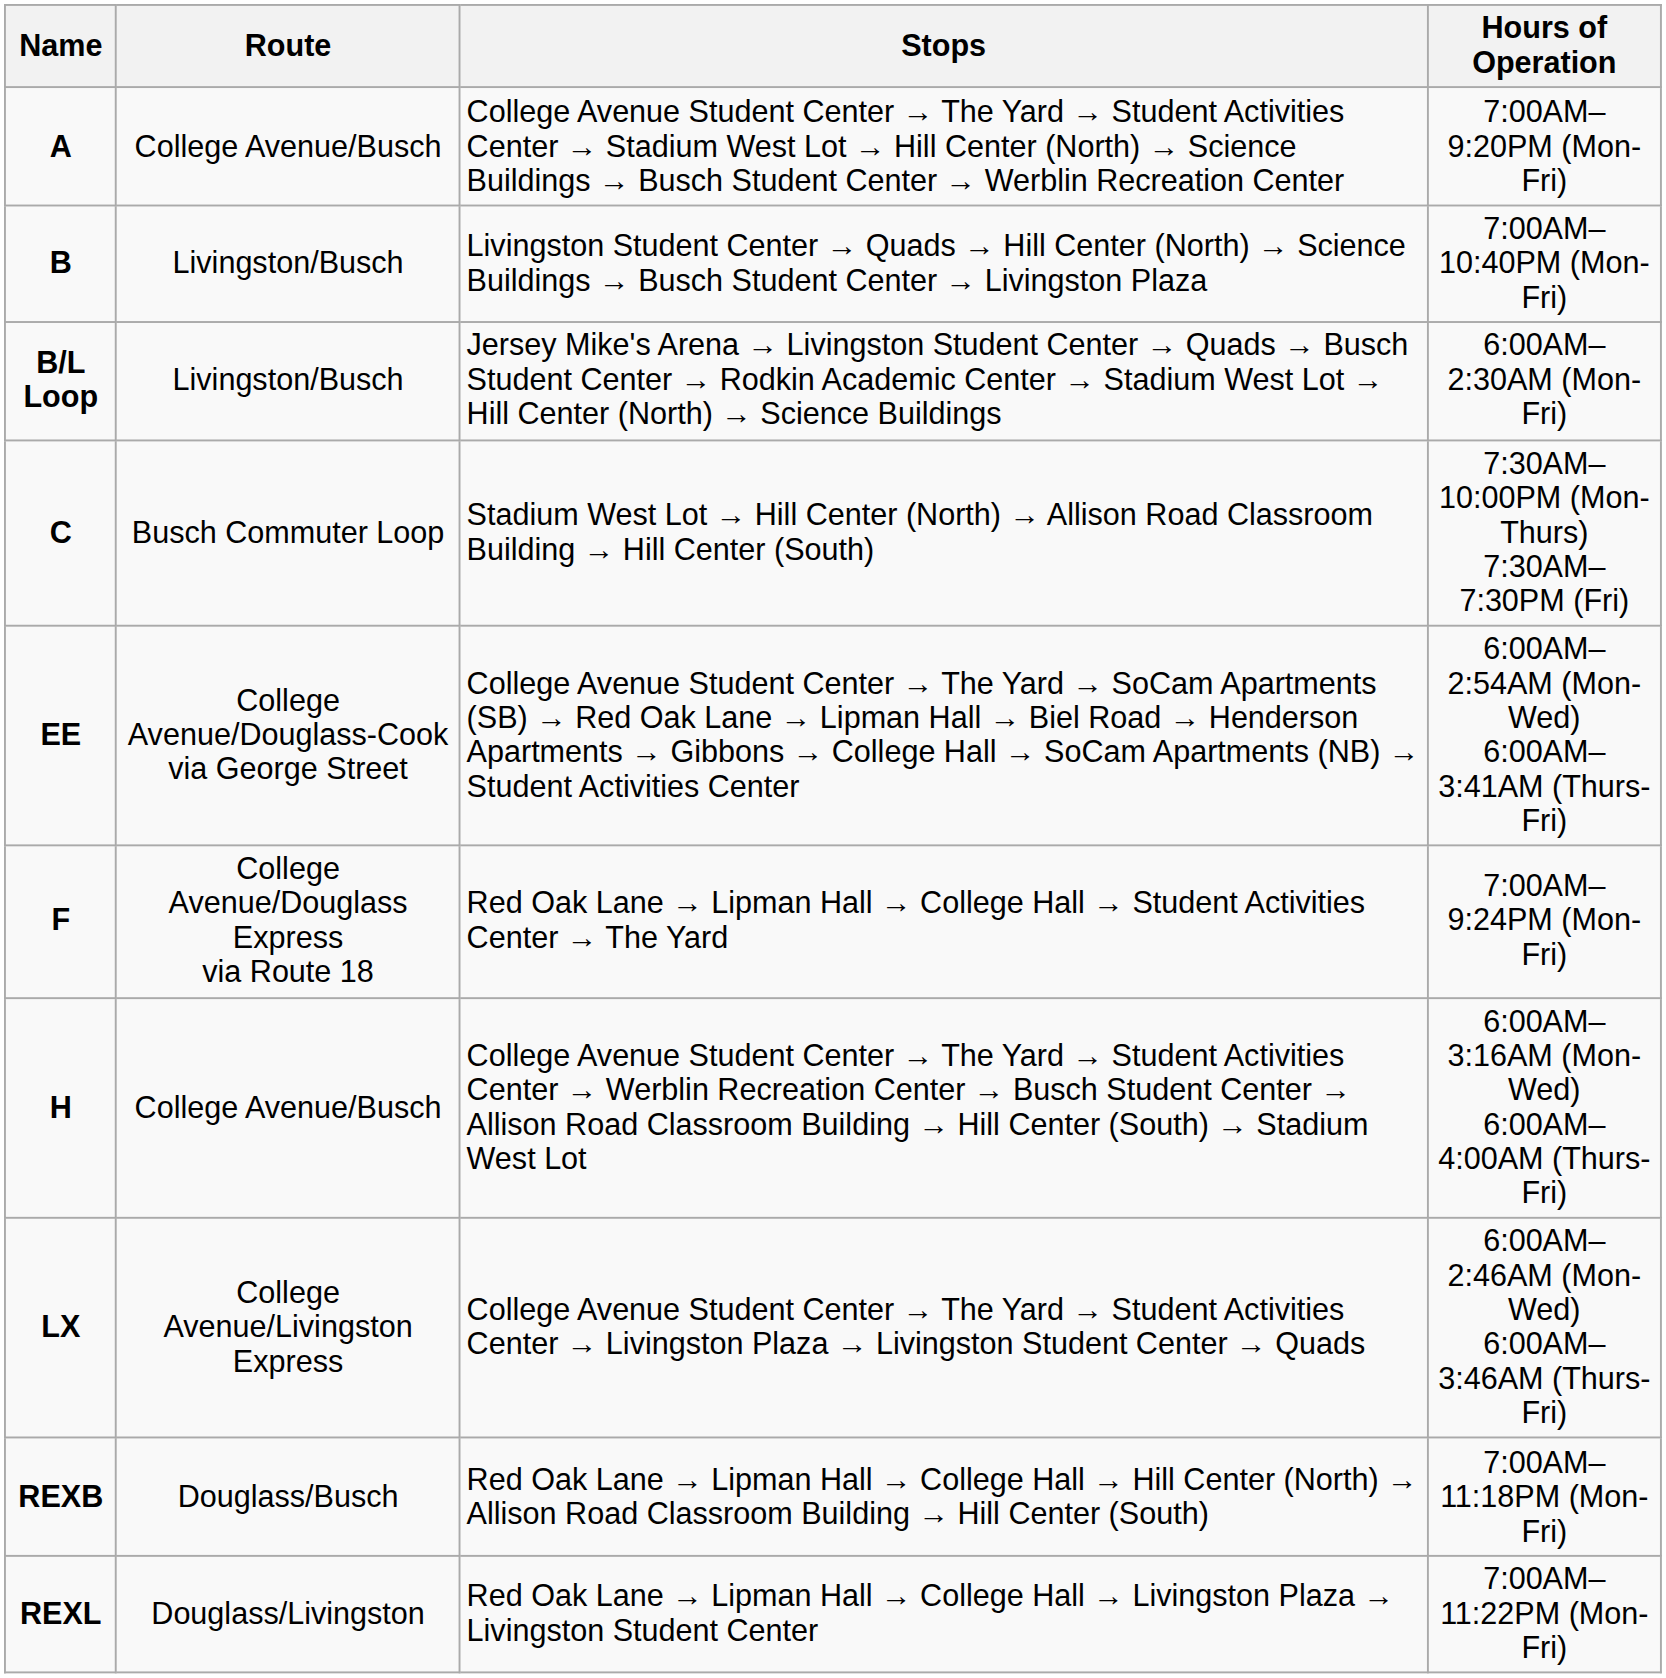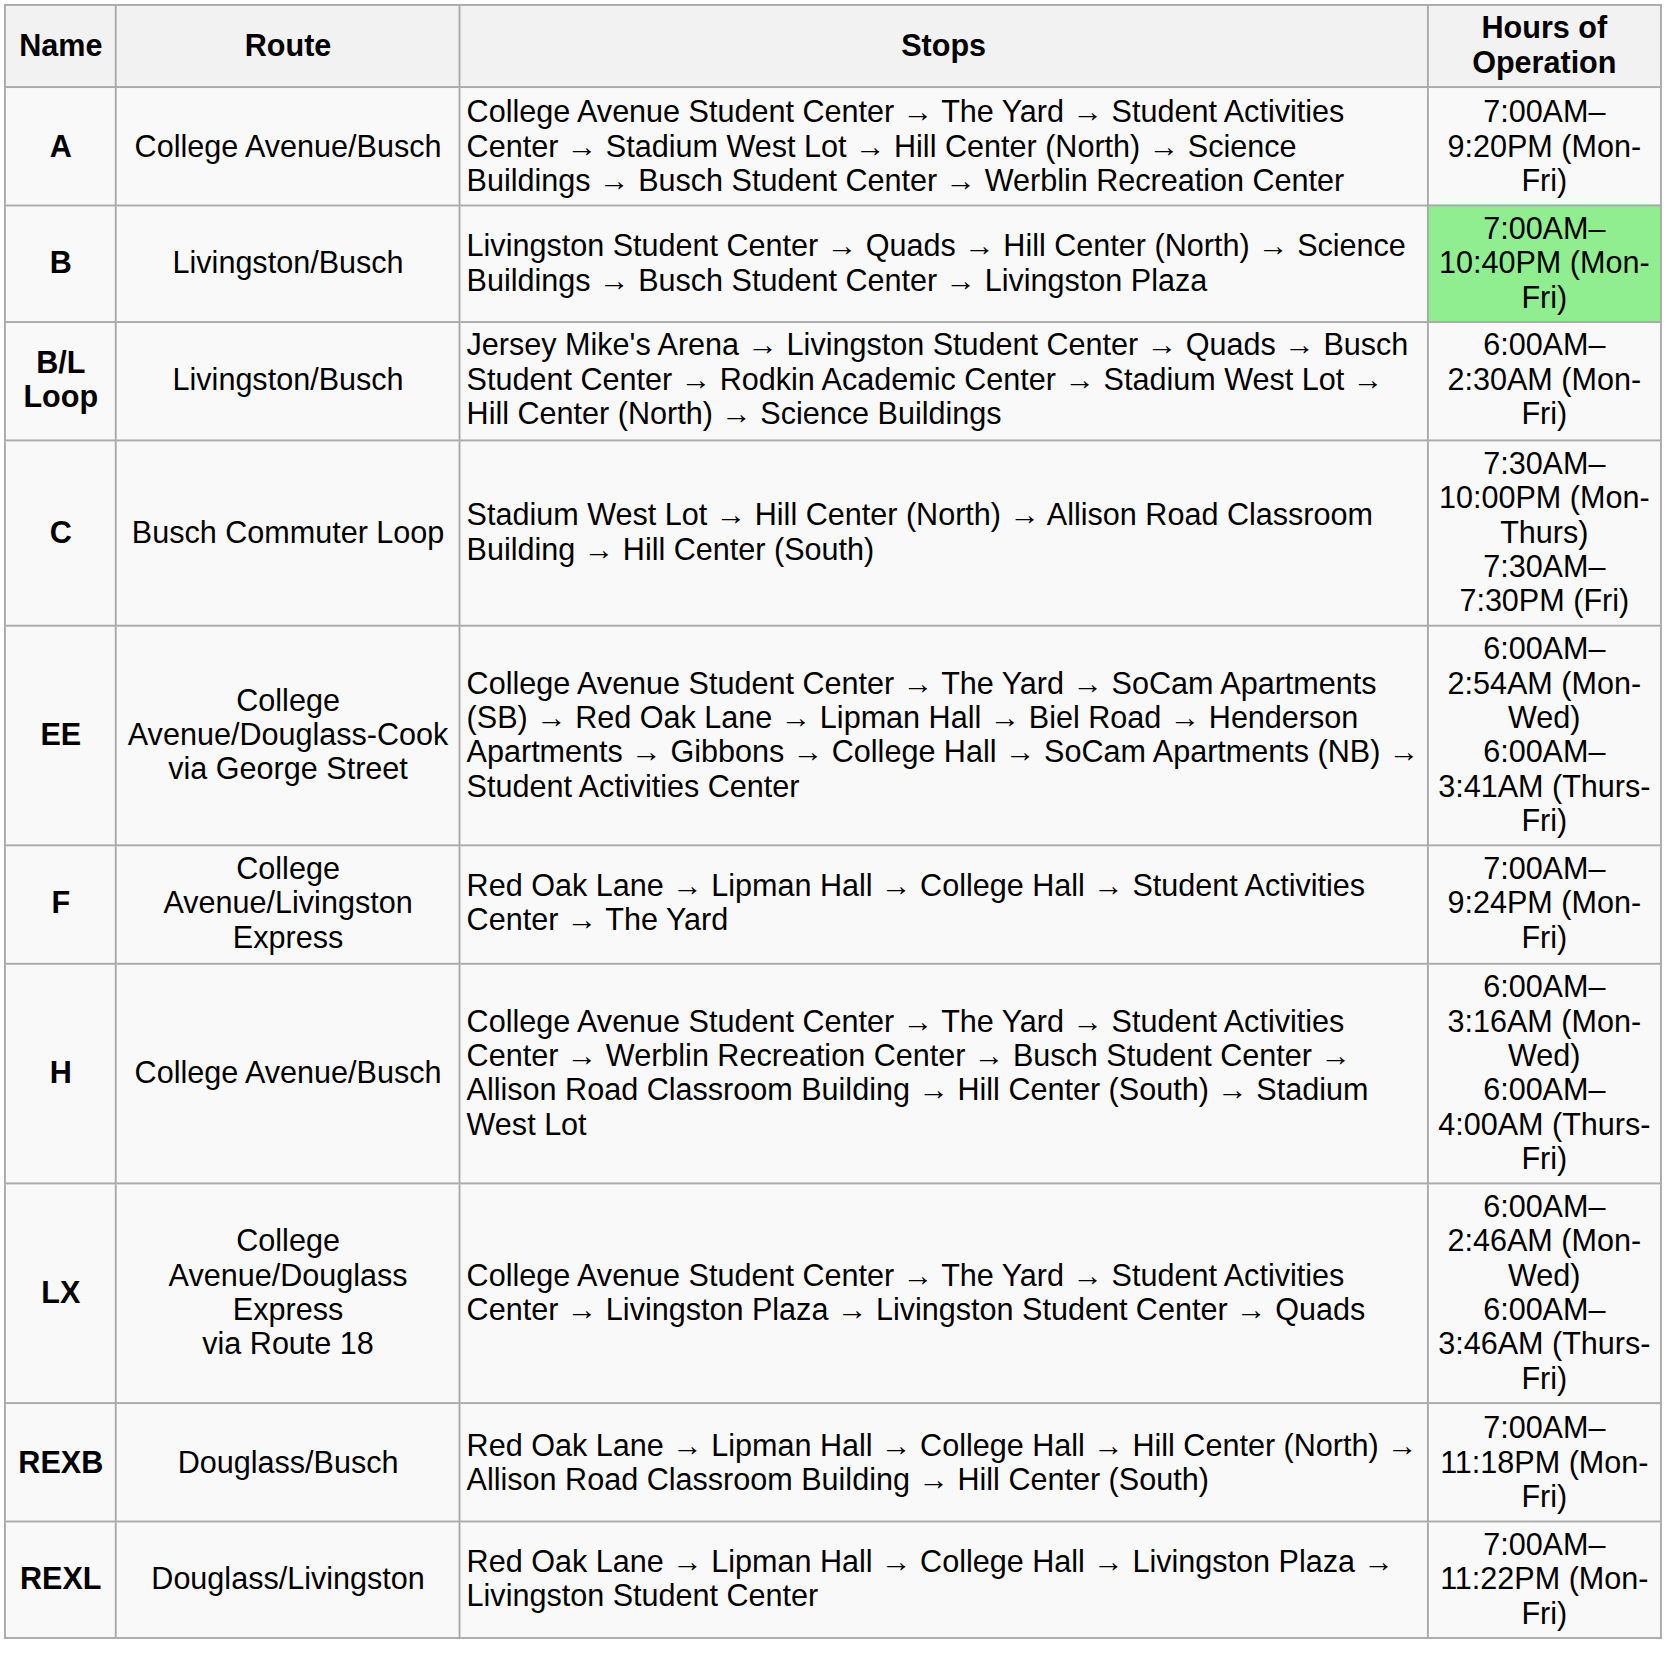(1544, 263) no background -> (1544, 263) lightgreen background
(288, 921) College Avenue/Douglass Express via Route 18 -> (288, 903) College Avenue/Livingston Express
(288, 1327) College Avenue/Livingston Express -> (288, 1293) College Avenue/Douglass Express via Route 18
